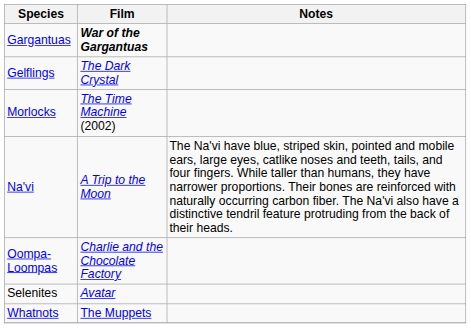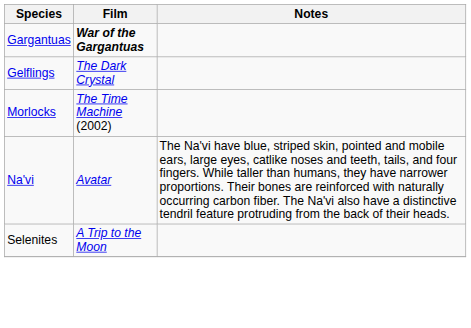(113, 187) A Trip to the Moon -> (94, 180) Avatar
- row: (32, 261)
(98, 294) Avatar -> (109, 240) A Trip to the Moon
- row: (33, 313)
